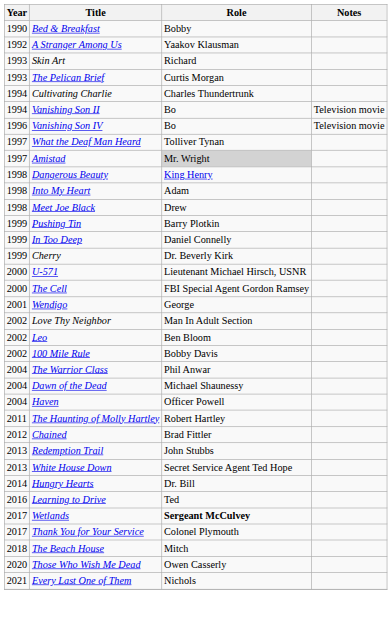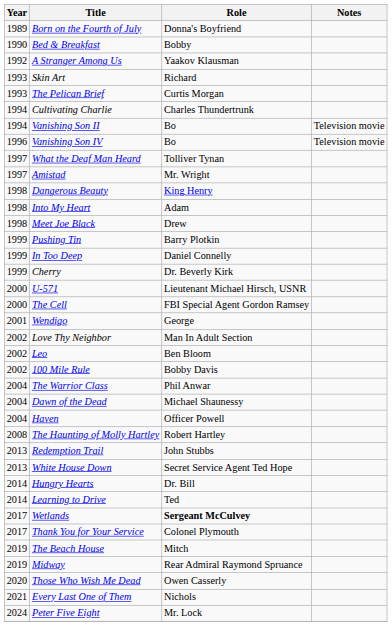+ row: (87, 28)
(187, 158) lightgrey background -> (187, 175) no background
(17, 418) 2011 -> (17, 434) 2008
- row: (49, 434)
(17, 499) 2016 -> (17, 499) 2014
(17, 548) 2018 -> (17, 548) 2019
+ row: (48, 564)
+ row: (66, 613)
